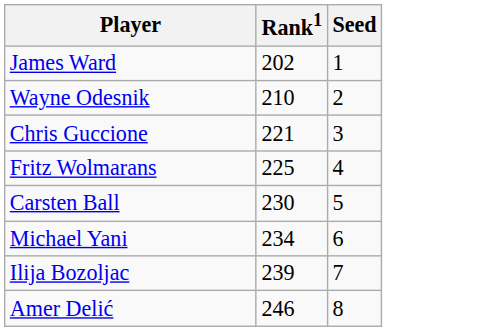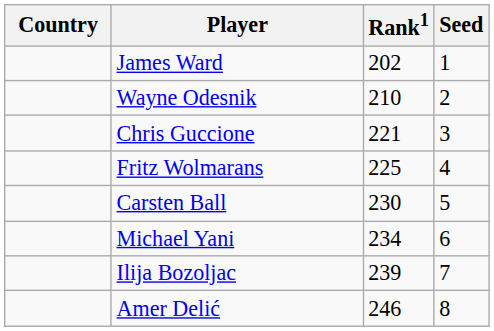+ column: (58, 24)
